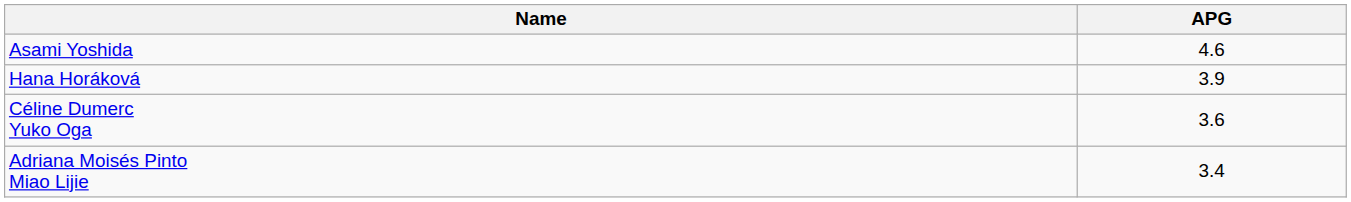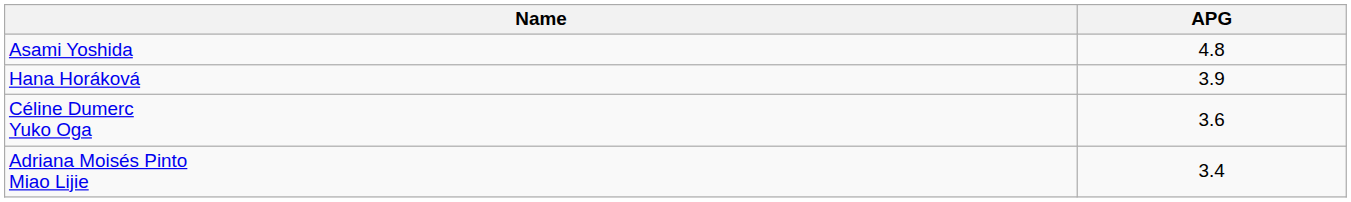(1212, 49) 4.6 -> (1212, 49) 4.8
